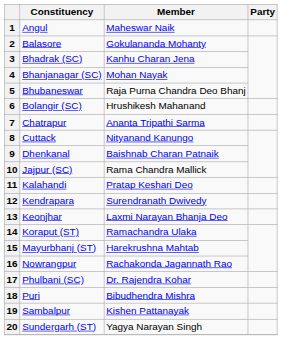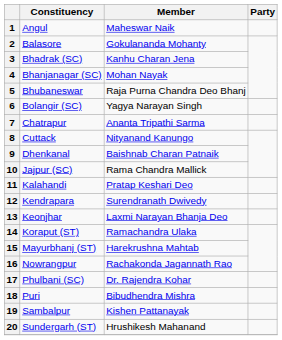(156, 106) Hrushikesh Mahanand -> (154, 106) Yagya Narayan Singh
(154, 327) Yagya Narayan Singh -> (156, 327) Hrushikesh Mahanand
